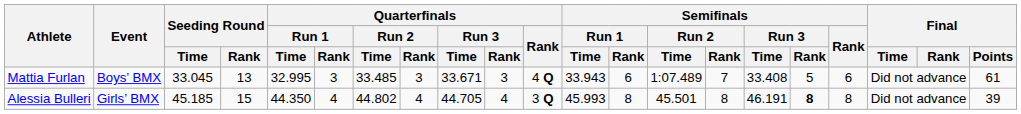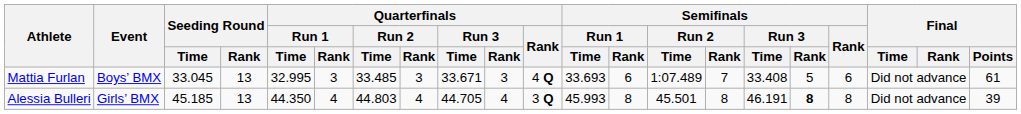(585, 78) 33.943 -> (585, 78) 33.693
(244, 99) 15 -> (244, 99) 13
(376, 99) 44.802 -> (376, 99) 44.803
